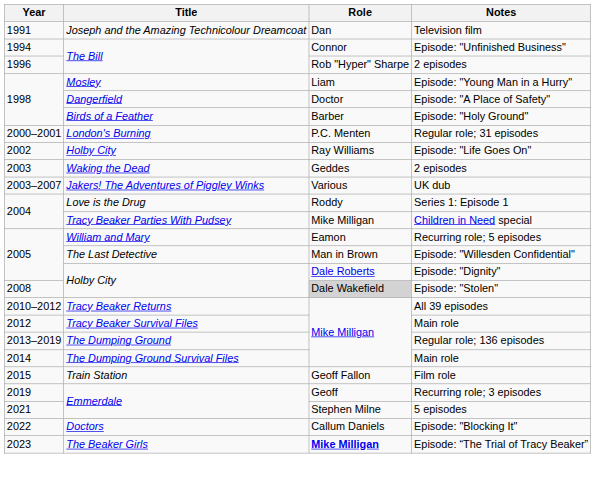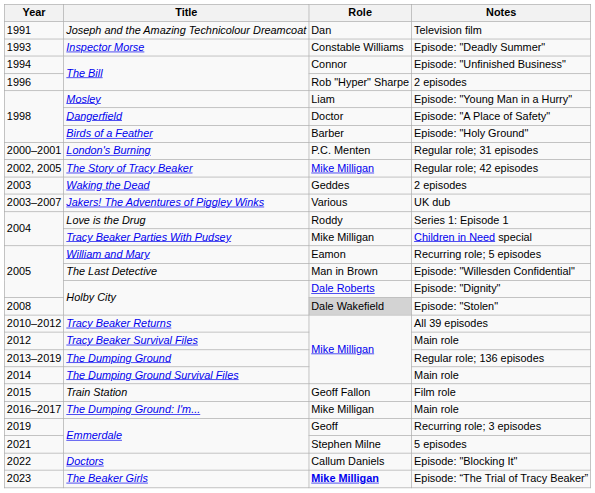+ row: (105, 47)
+ row: (129, 168)
- row: (91, 151)
+ row: (133, 409)
